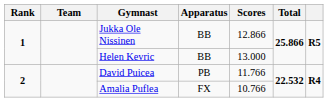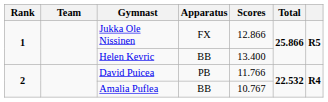(204, 34) BB -> (204, 34) FX
(251, 56) 13.000 -> (251, 56) 13.400
(204, 89) FX -> (204, 89) BB
(251, 89) 10.766 -> (251, 89) 10.767
